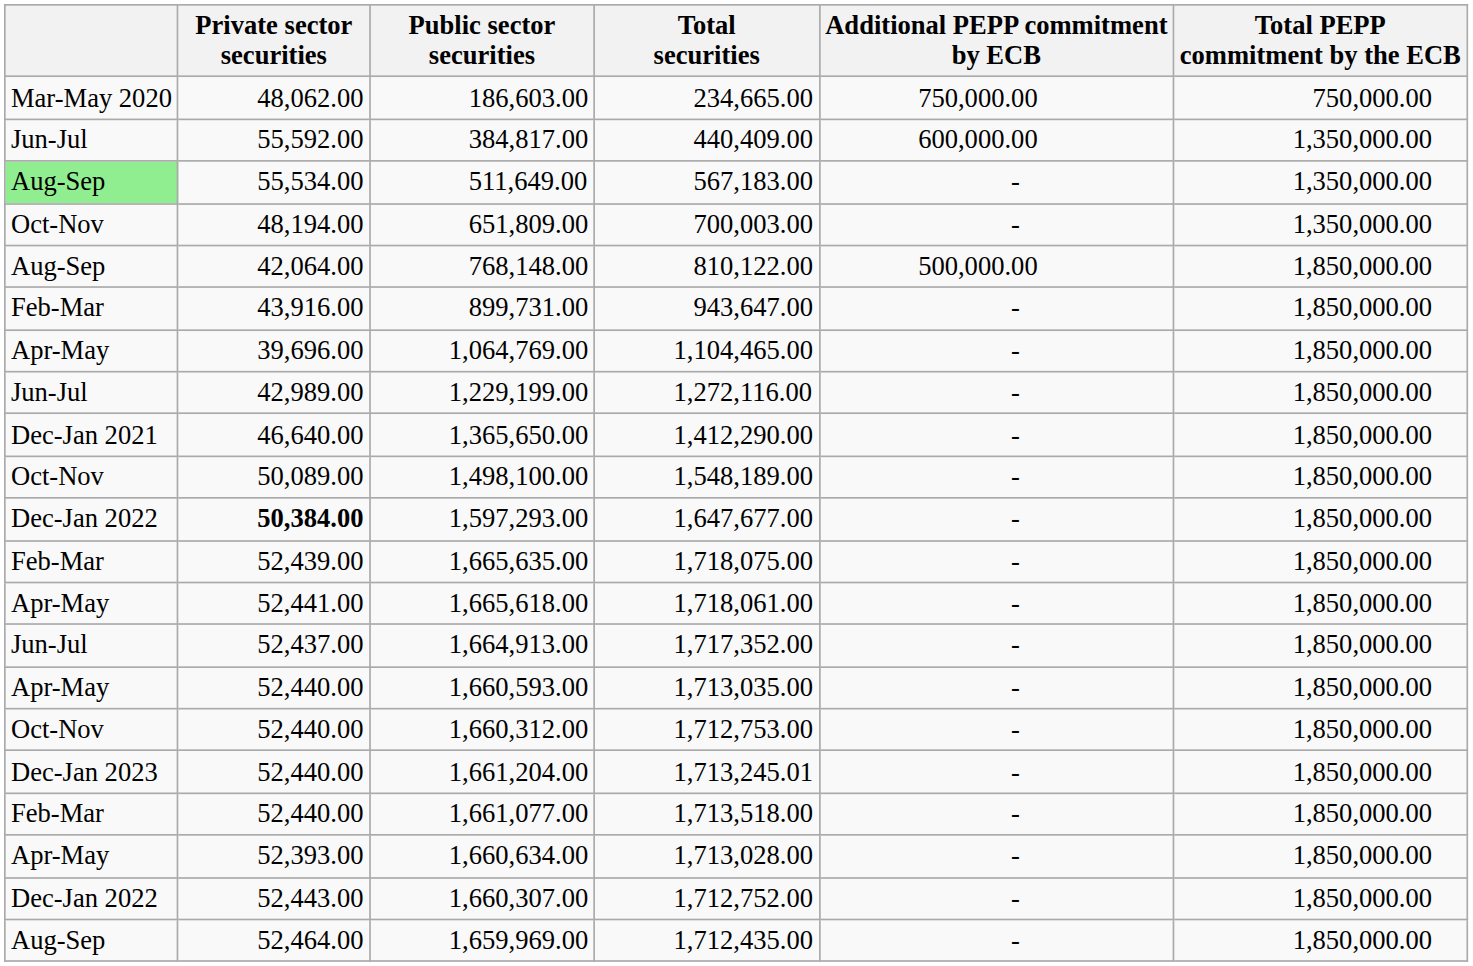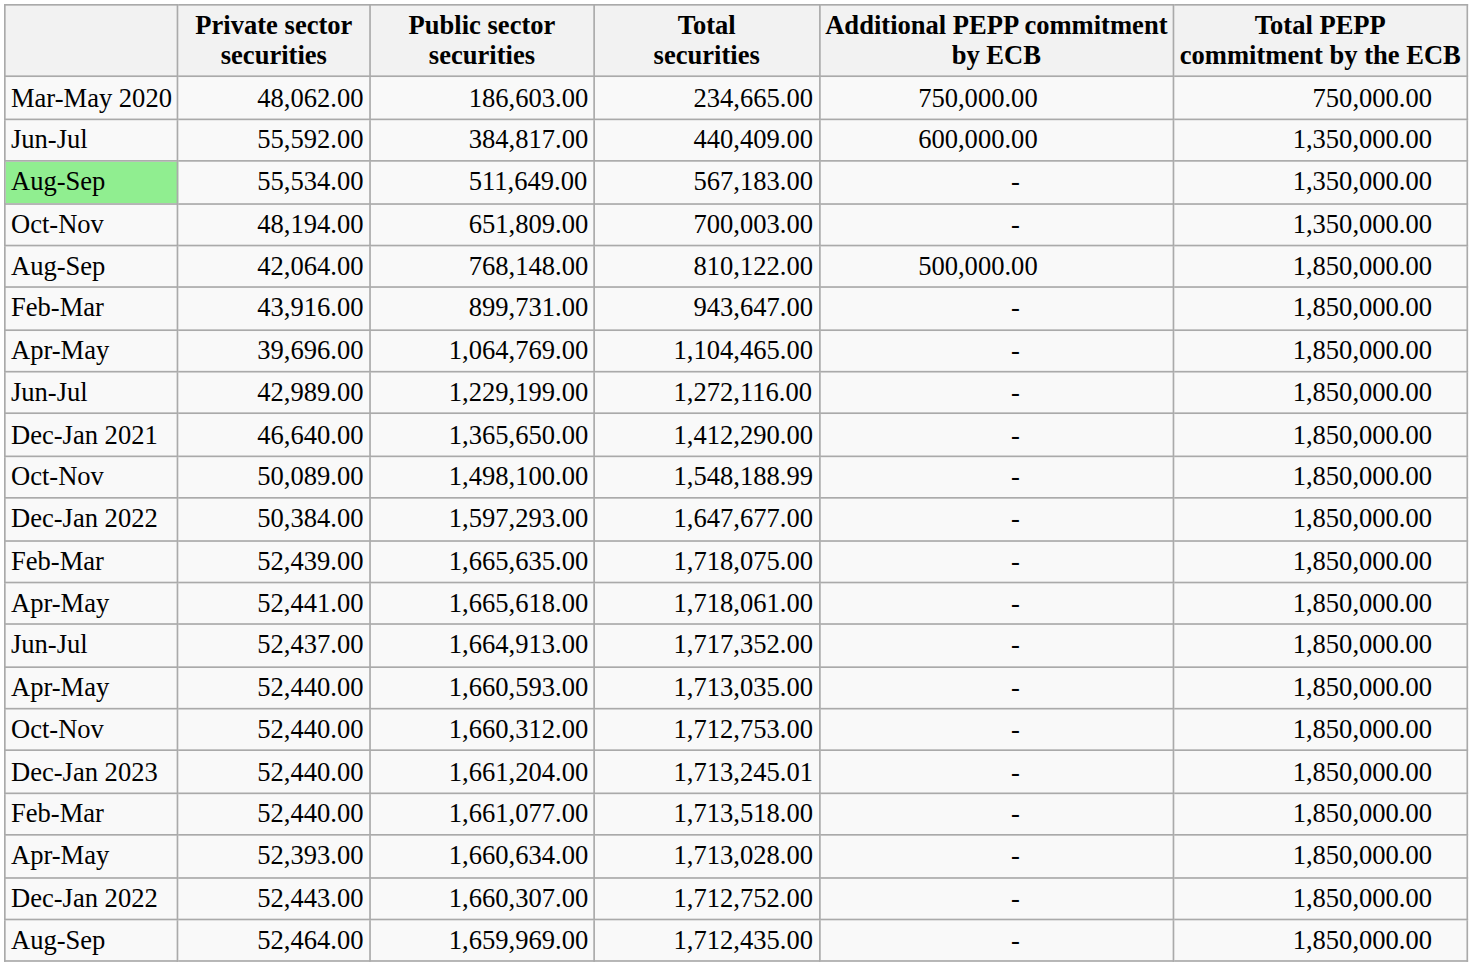(707, 476) 1,548,189.00 -> (707, 476) 1,548,188.99
(274, 518) bold -> (274, 518) normal
